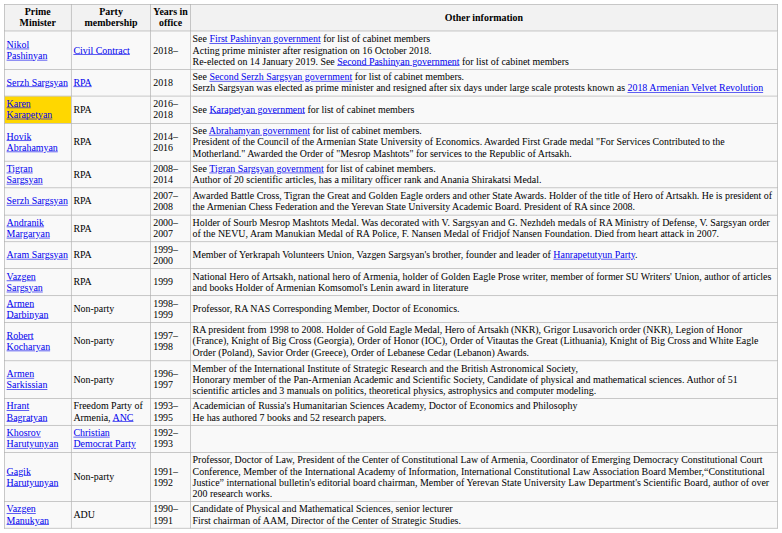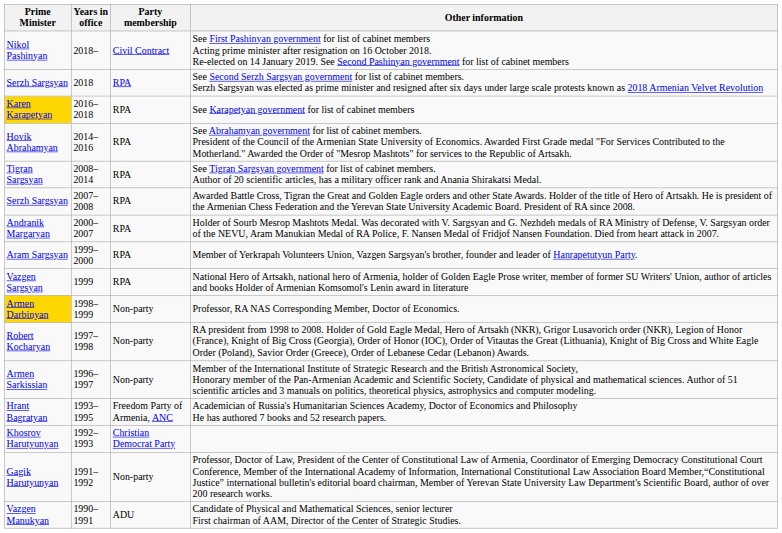columns swapped: (171, 17) <-> (111, 17)
(28, 309) no background -> (28, 309) gold background
